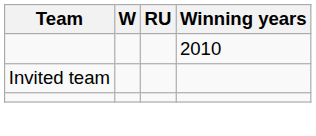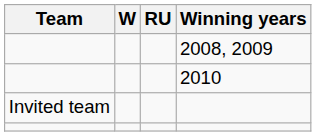+ row: (59, 49)
